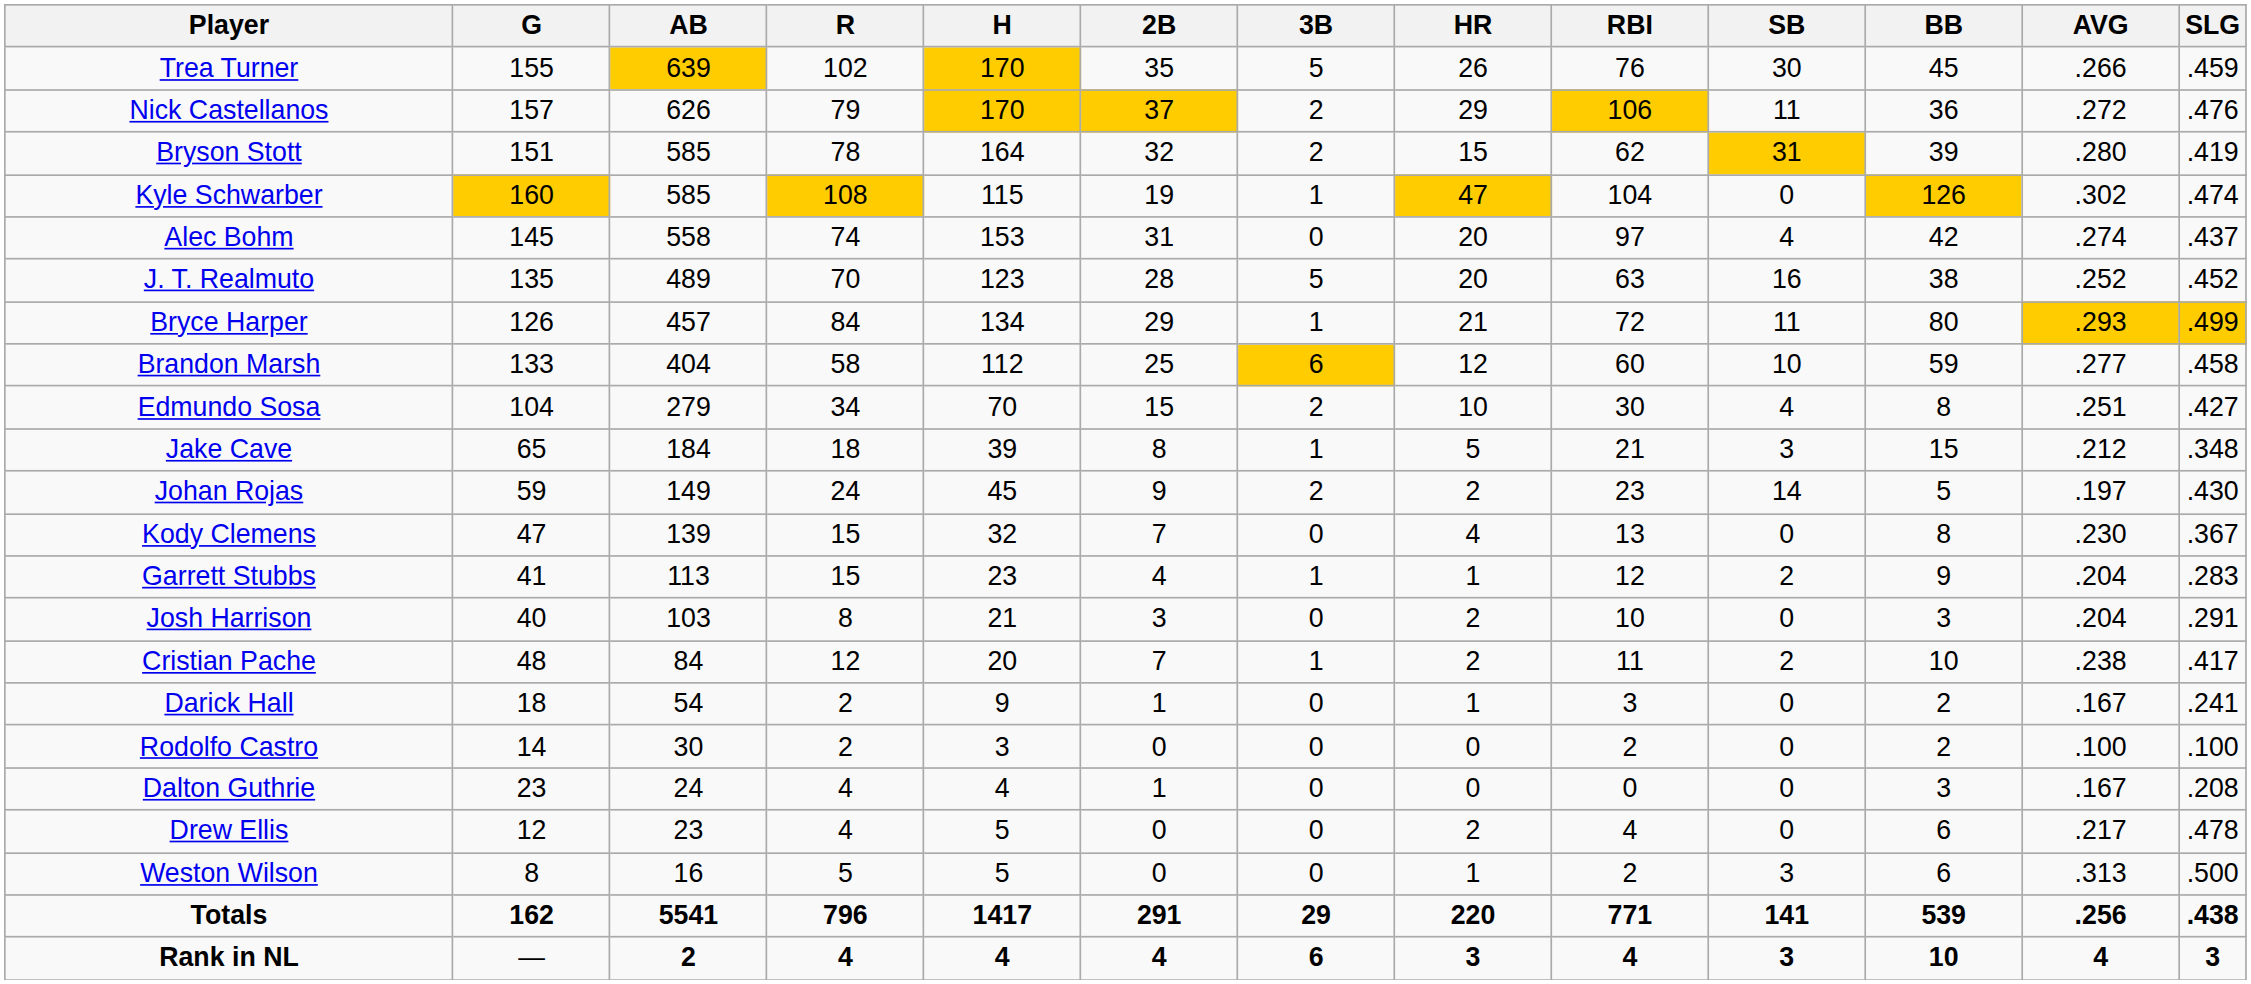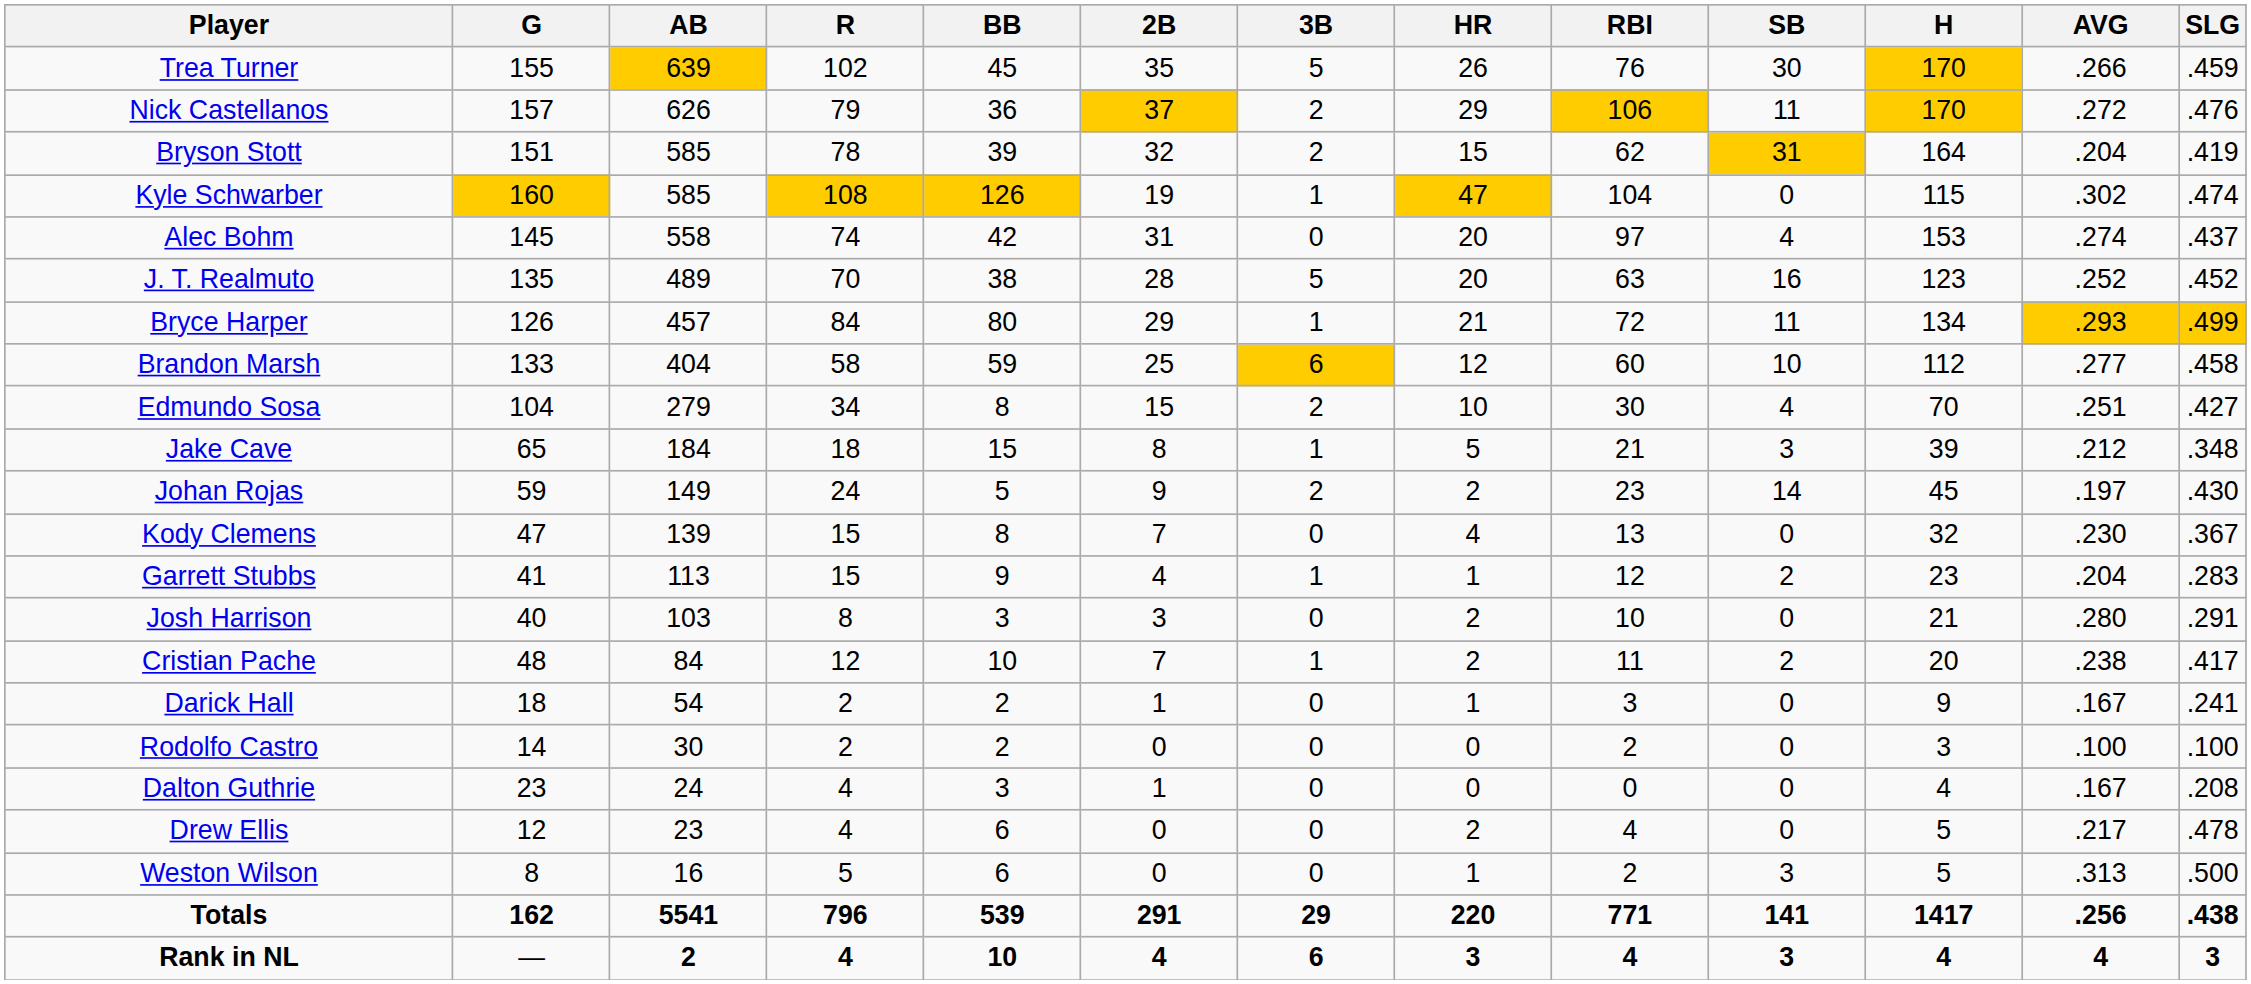columns swapped: (1002, 25) <-> (1944, 25)
(2101, 152) .280 -> (2101, 152) .204
(2101, 618) .204 -> (2101, 618) .280
